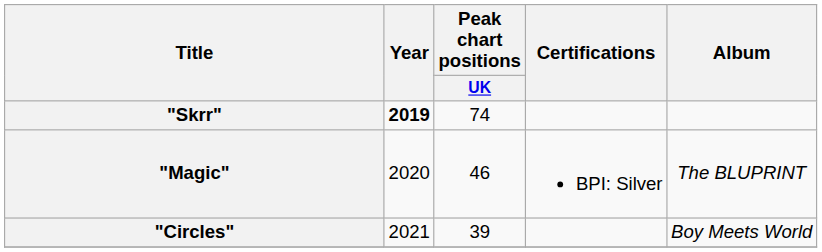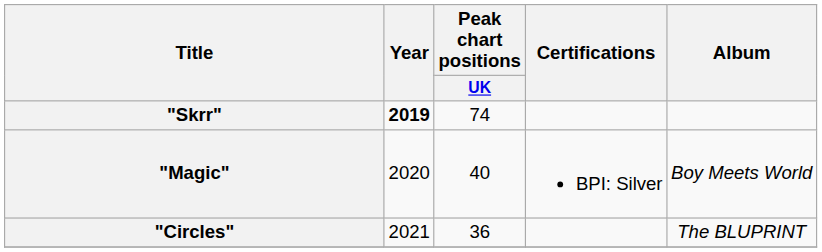(480, 173) 46 -> (480, 173) 40
(742, 173) The BLUPRINT -> (742, 173) Boy Meets World
(480, 232) 39 -> (480, 232) 36
(742, 232) Boy Meets World -> (742, 232) The BLUPRINT
